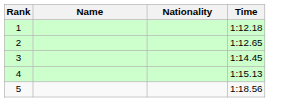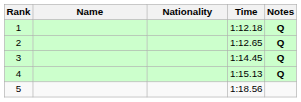+ column: (281, 12)
